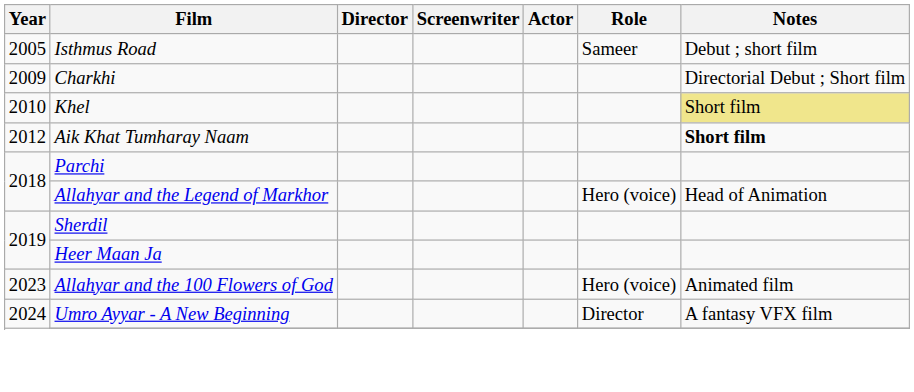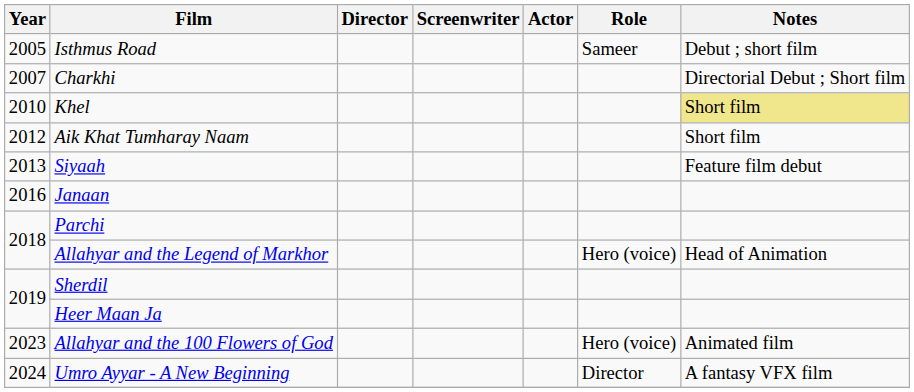(27, 78) 2009 -> (27, 78) 2007
(725, 136) bold -> (723, 136) normal
+ row: (80, 166)
+ row: (82, 195)
